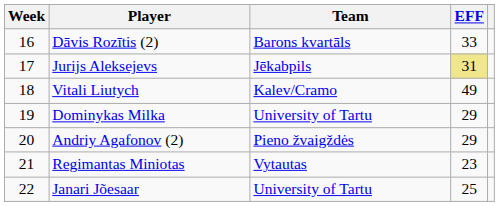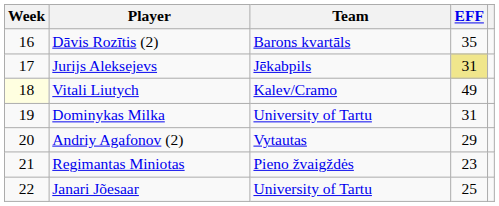(469, 41) 33 -> (469, 41) 35
(27, 90) no background -> (27, 90) lightyellow background
(469, 115) 29 -> (469, 115) 31
(304, 139) Pieno žvaigždės -> (280, 139) Vytautas
(280, 164) Vytautas -> (304, 164) Pieno žvaigždės
